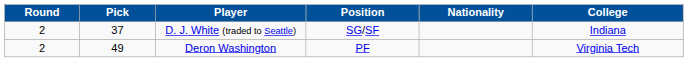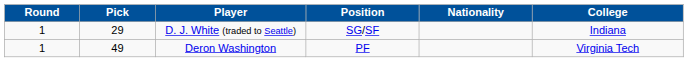(42, 30) 2 -> (42, 30) 1
(117, 30) 37 -> (117, 30) 29
(42, 48) 2 -> (42, 48) 1
